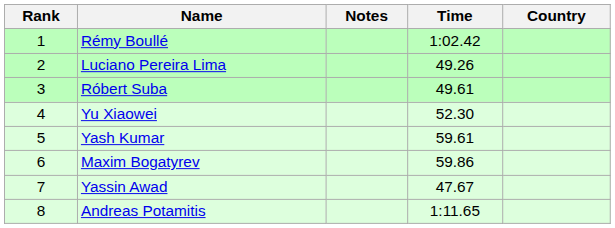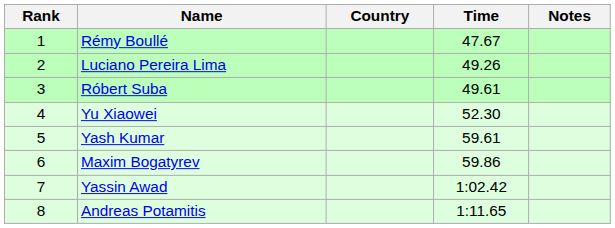columns swapped: (556, 16) <-> (367, 16)
(455, 41) 1:02.42 -> (481, 41) 47.67
(455, 187) 47.67 -> (481, 187) 1:02.42
